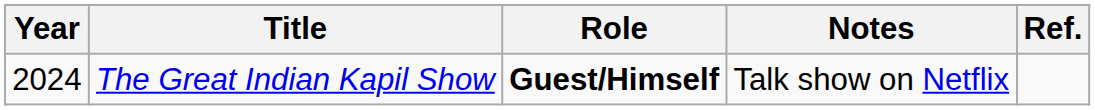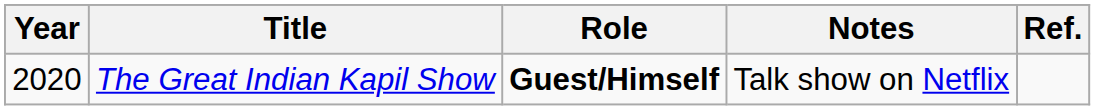(47, 78) 2024 -> (47, 78) 2020
